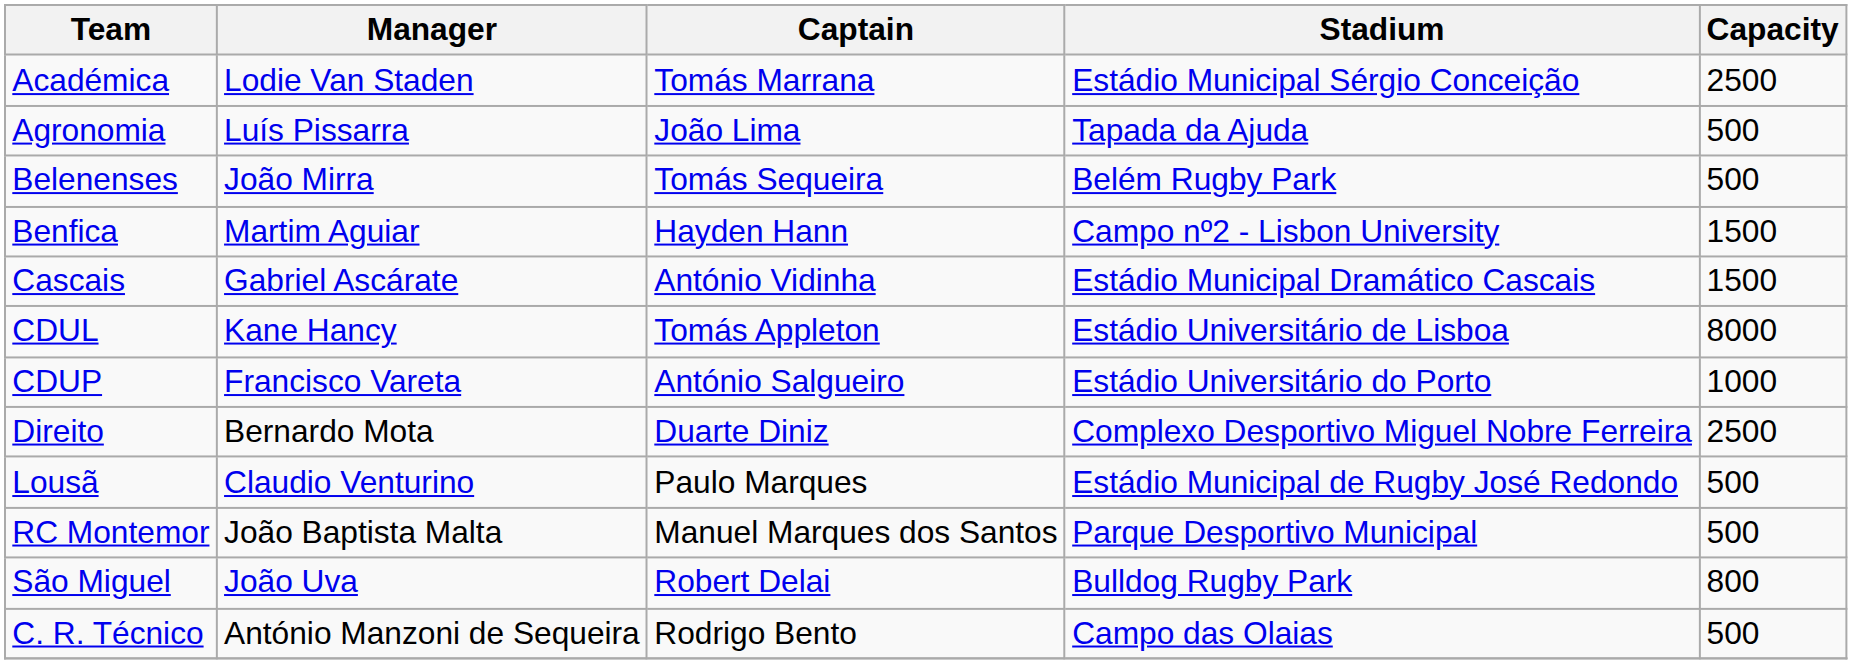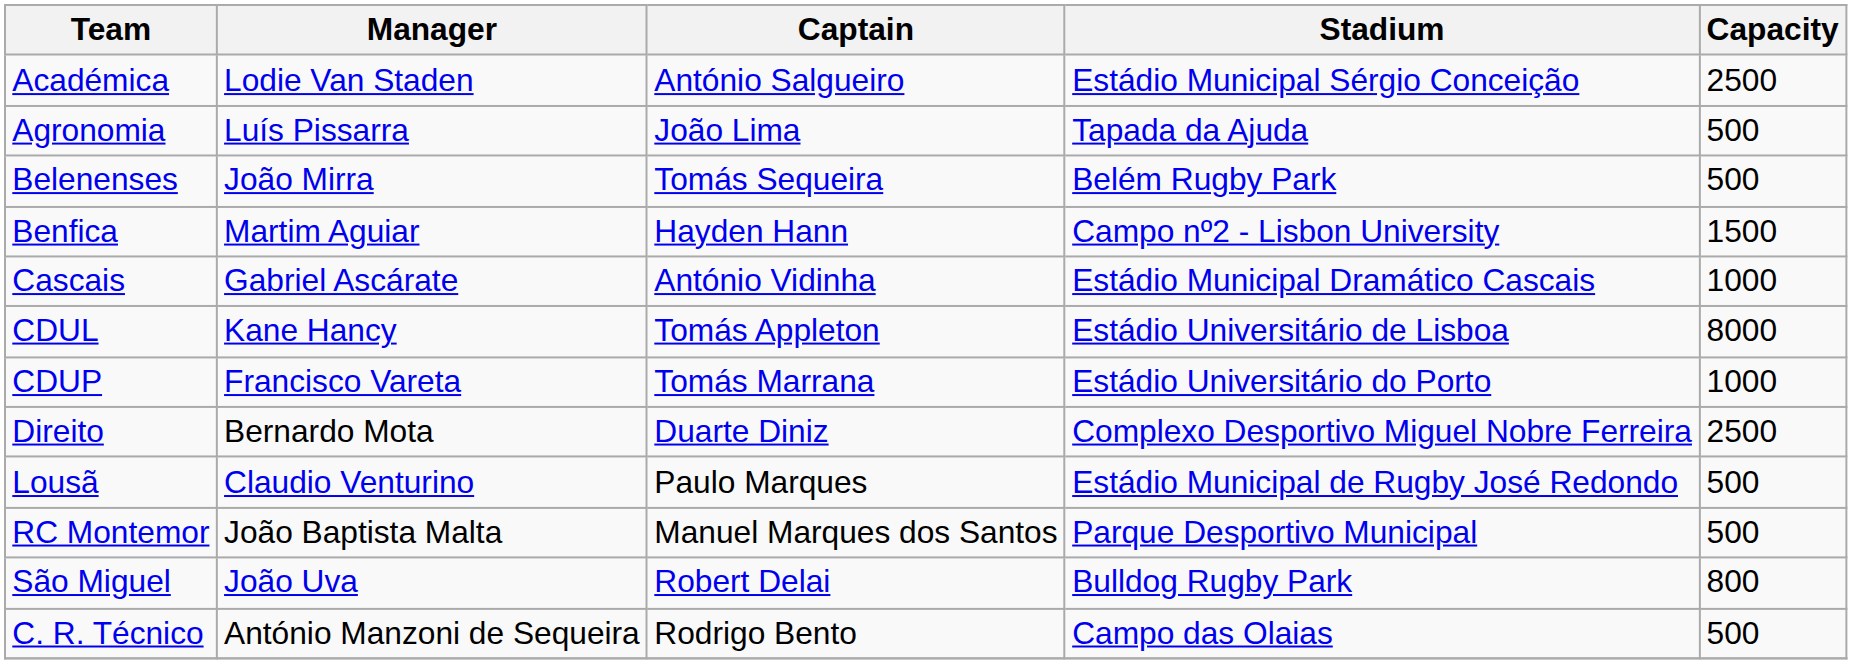(764, 79) Tomás Marrana -> (779, 79) António Salgueiro
(1742, 280) 1500 -> (1742, 280) 1000
(779, 381) António Salgueiro -> (764, 381) Tomás Marrana
